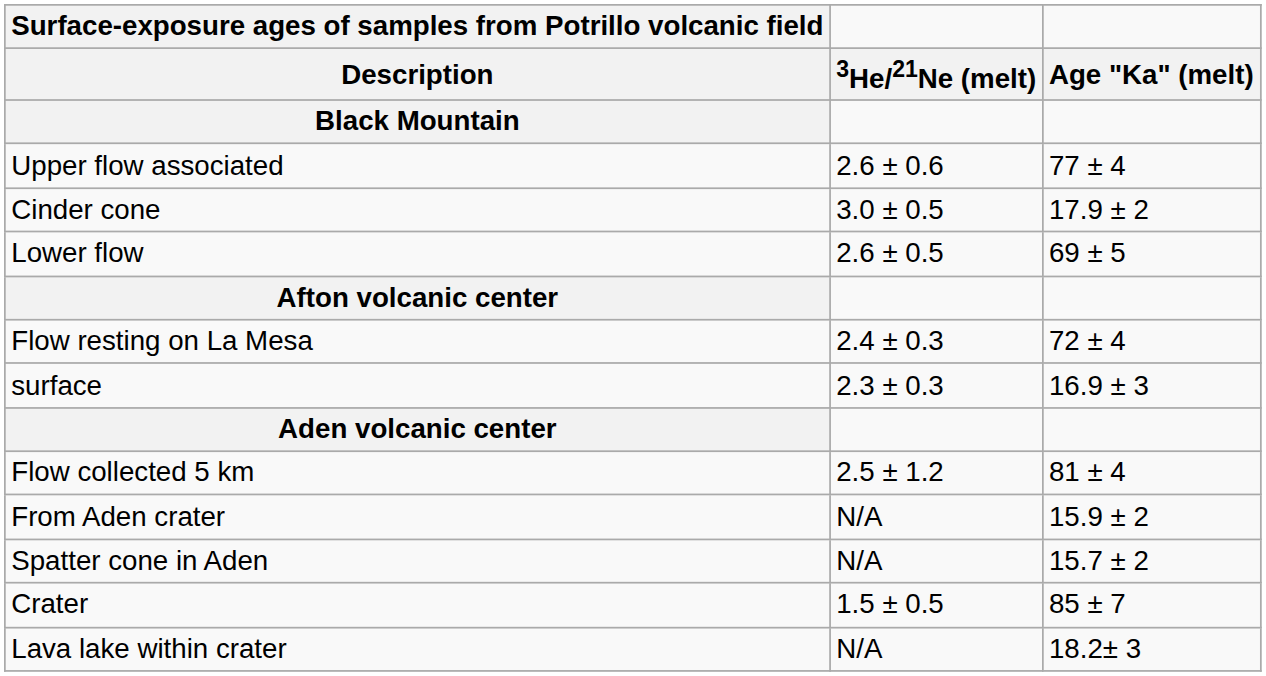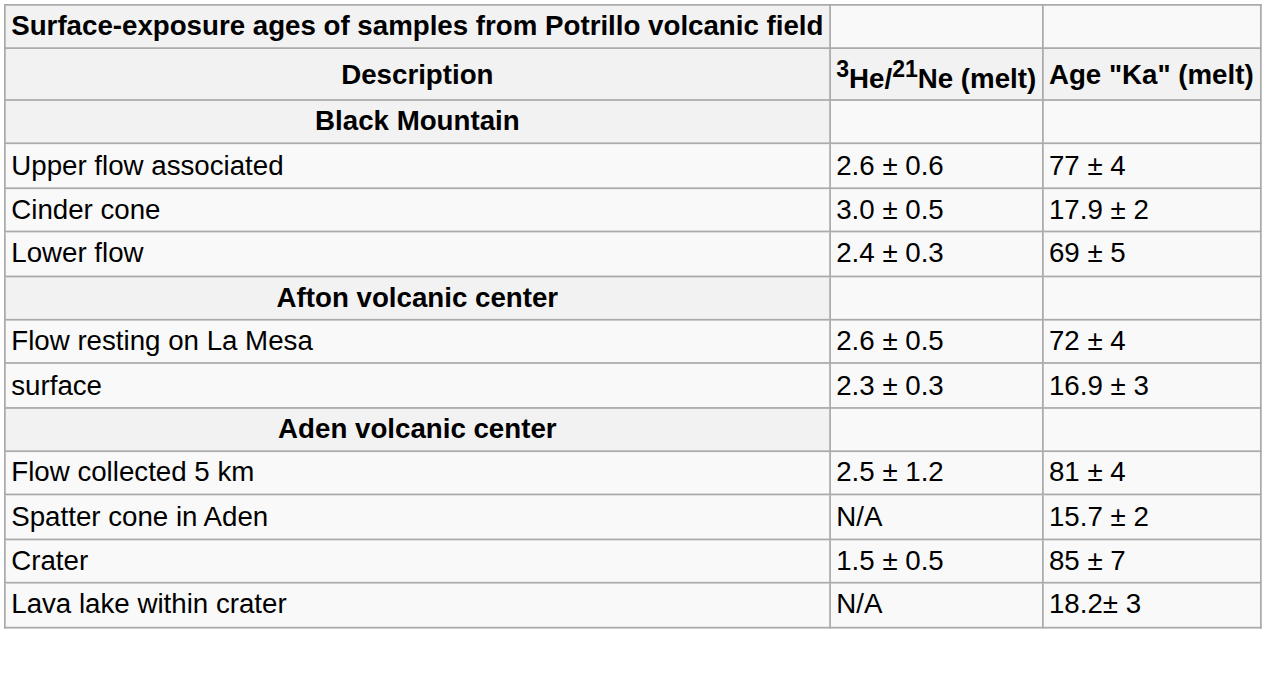(890, 253) 2.6 ± 0.5 -> (890, 253) 2.4 ± 0.3
(890, 341) 2.4 ± 0.3 -> (890, 341) 2.6 ± 0.5
- row: (118, 516)
